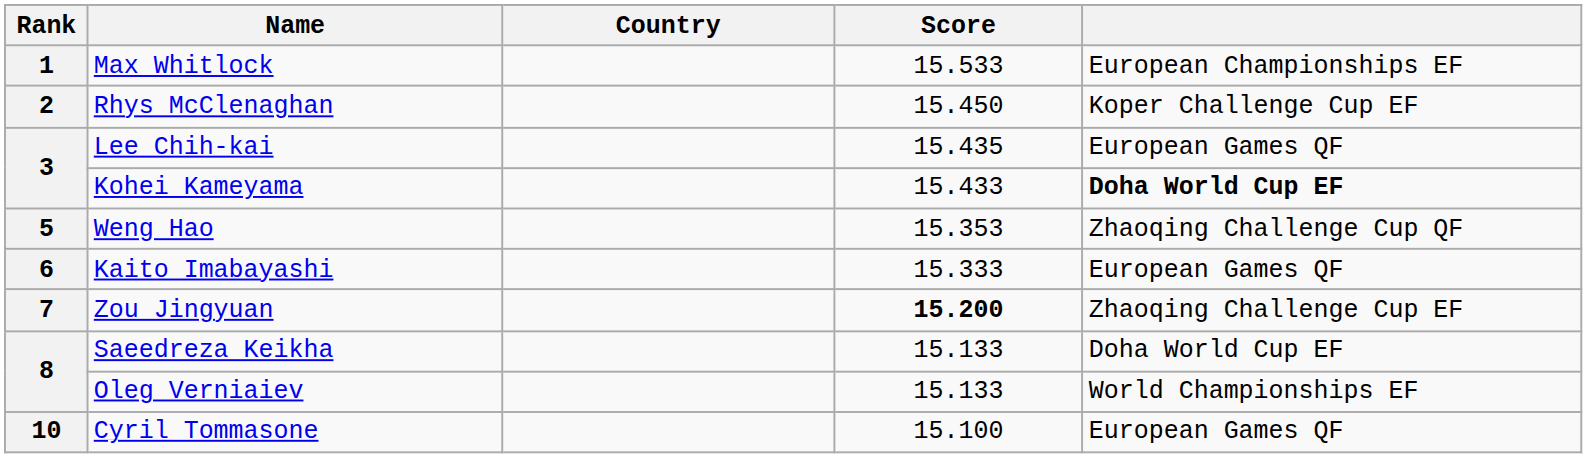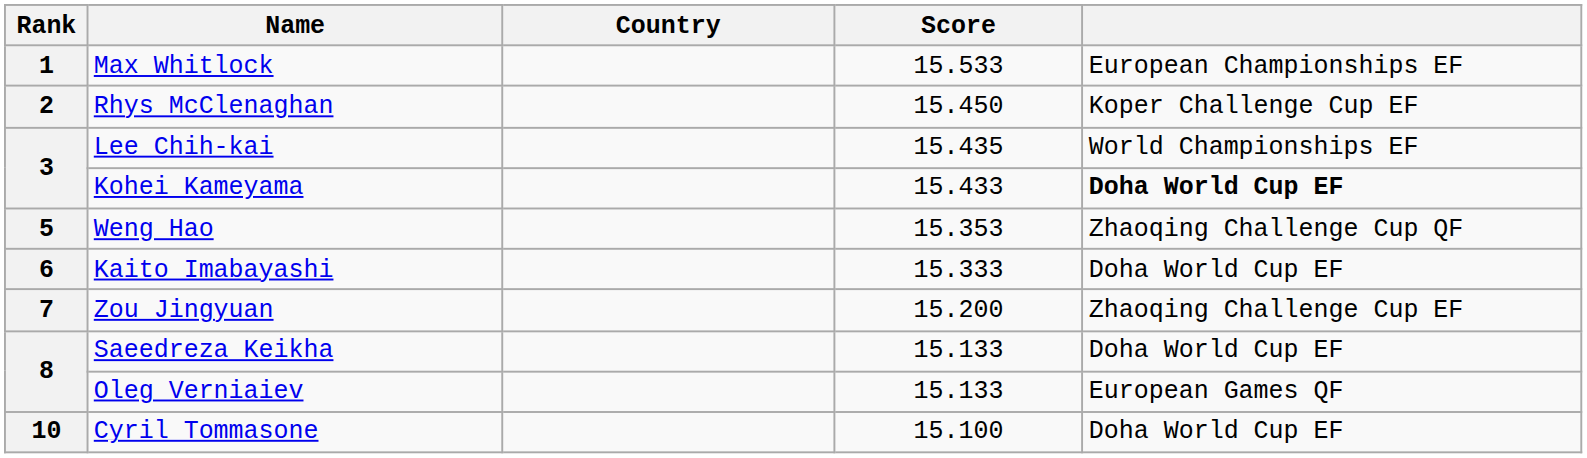(1216, 147) European Games QF -> (1254, 147) World Championships EF
(1216, 269) European Games QF -> (1216, 269) Doha World Cup EF
(959, 310) bold -> (959, 310) normal
(1254, 391) World Championships EF -> (1216, 391) European Games QF
(1216, 432) European Games QF -> (1216, 432) Doha World Cup EF
